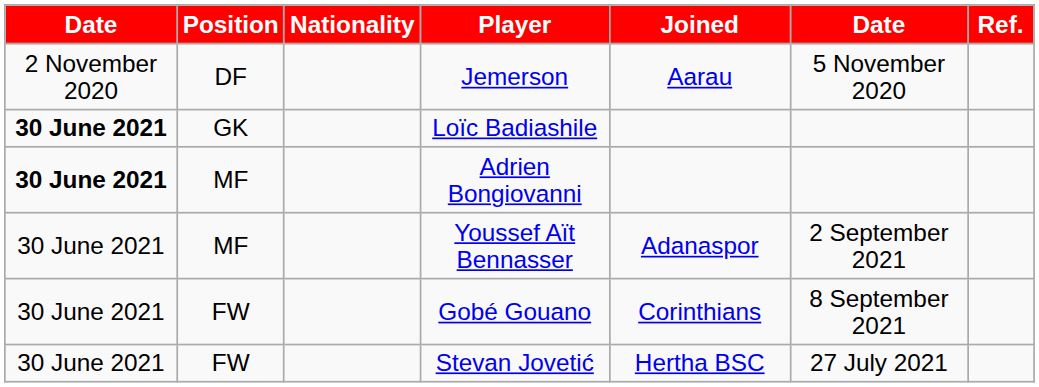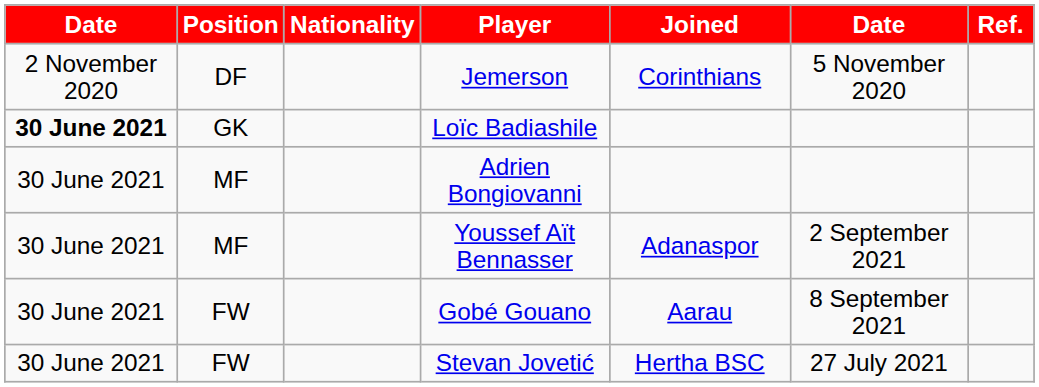(700, 76) Aarau -> (700, 76) Corinthians
(91, 180) bold -> (91, 180) normal
(700, 311) Corinthians -> (700, 311) Aarau
